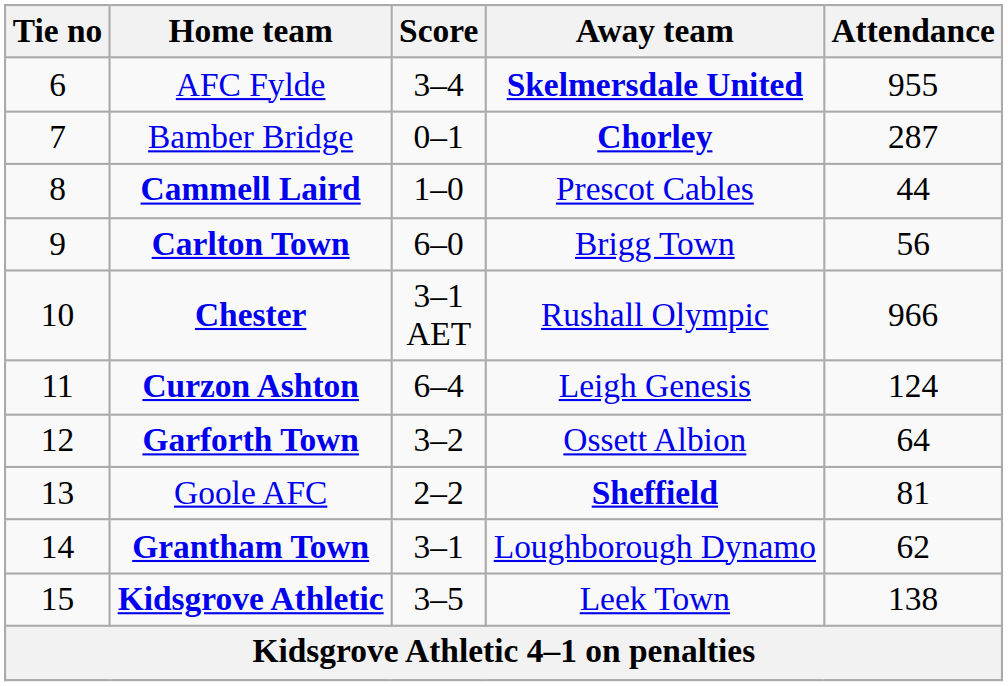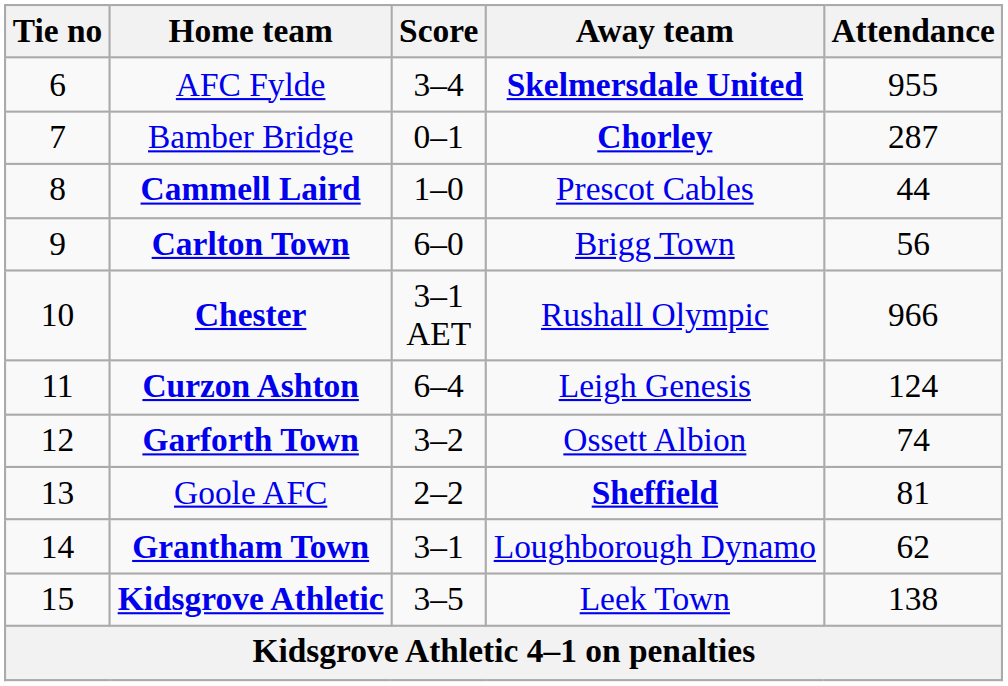(913, 439) 64 -> (913, 439) 74
